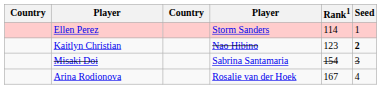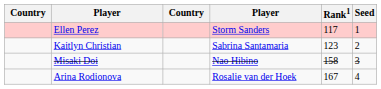(331, 30) 114 -> (331, 30) 117
(235, 45) Nao Hibino -> (250, 45) Sabrina Santamaria
(357, 45) bold -> (357, 45) normal
(250, 61) Sabrina Santamaria -> (235, 61) Nao Hibino
(331, 61) 154 -> (331, 61) 158
